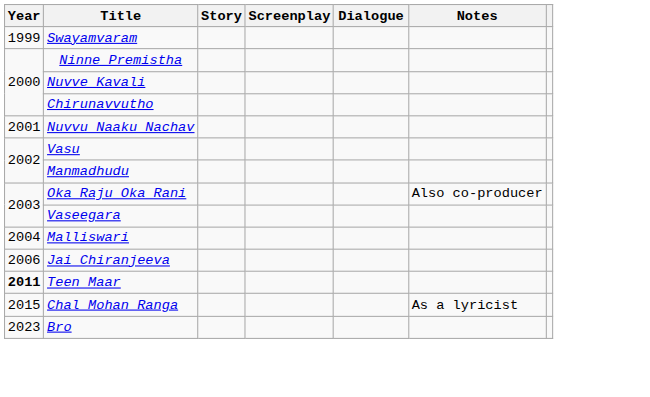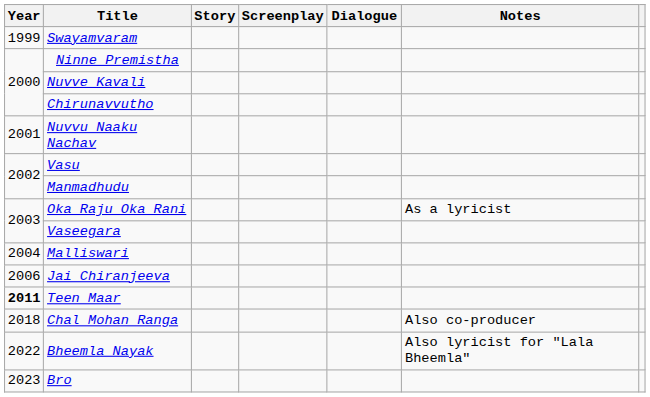(477, 194) Also co-producer -> (458, 209) As a lyricist
(24, 305) 2015 -> (24, 321) 2018
(465, 305) As a lyricist -> (471, 321) Also co-producer
+ row: (100, 351)
